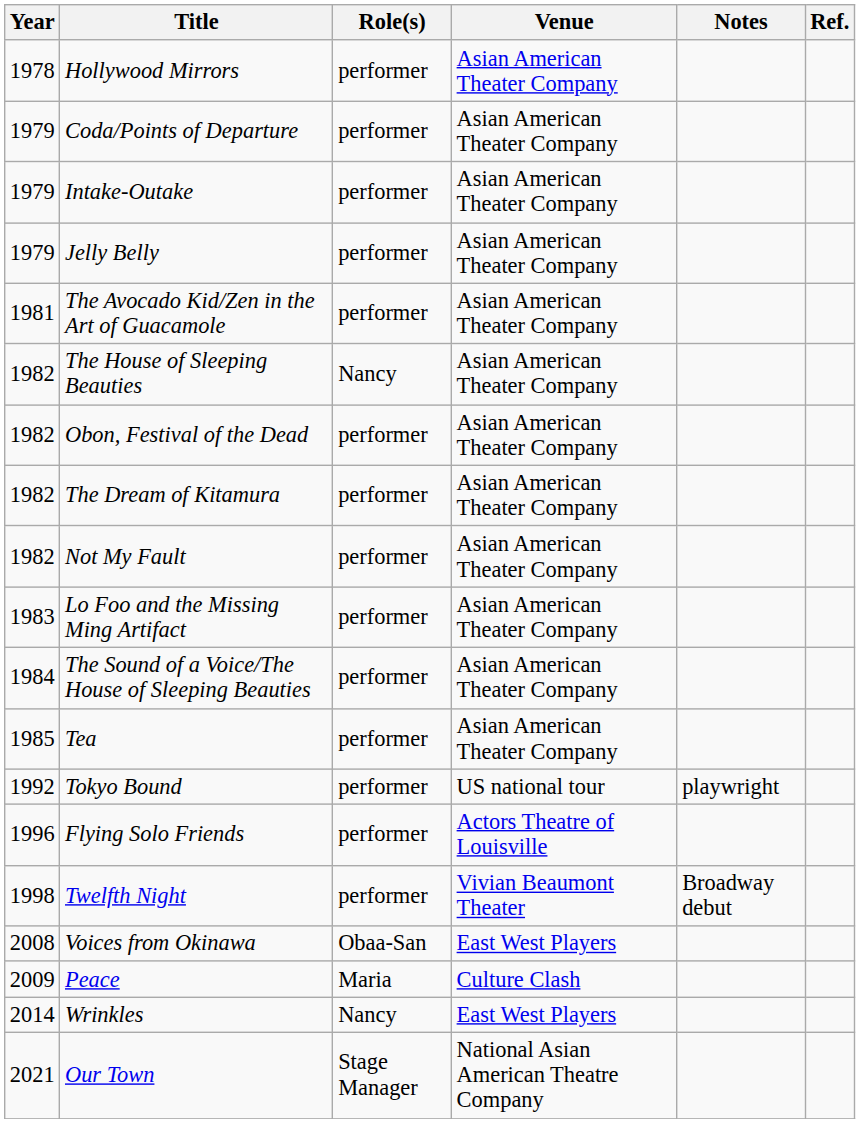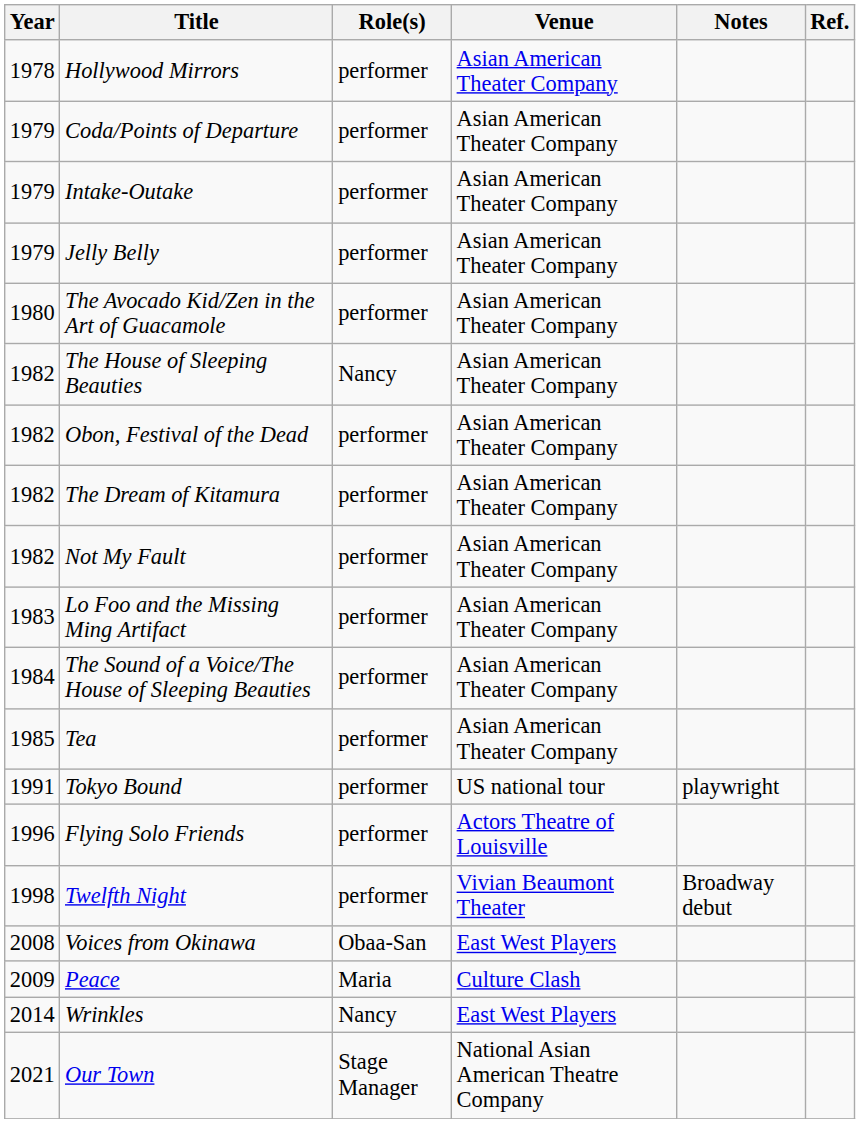(32, 313) 1981 -> (32, 313) 1980
(32, 786) 1992 -> (32, 786) 1991
